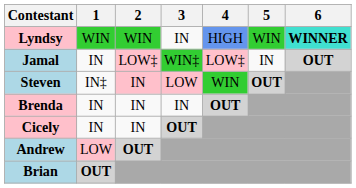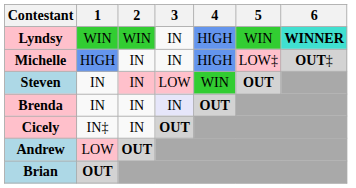+ row: (41, 60)
- row: (41, 60)
(96, 82) IN‡ -> (97, 82) IN
(182, 104) no background -> (175, 104) lavender background
(96, 127) IN -> (97, 127) IN‡
